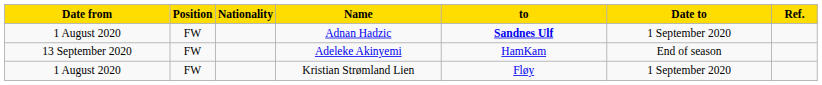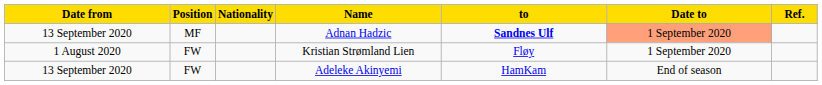(87, 33) 1 August 2020 -> (87, 33) 13 September 2020
(192, 33) FW -> (192, 33) MF
(689, 33) no background -> (689, 33) lightsalmon background
rows swapped: (358, 71) <-> (358, 52)
